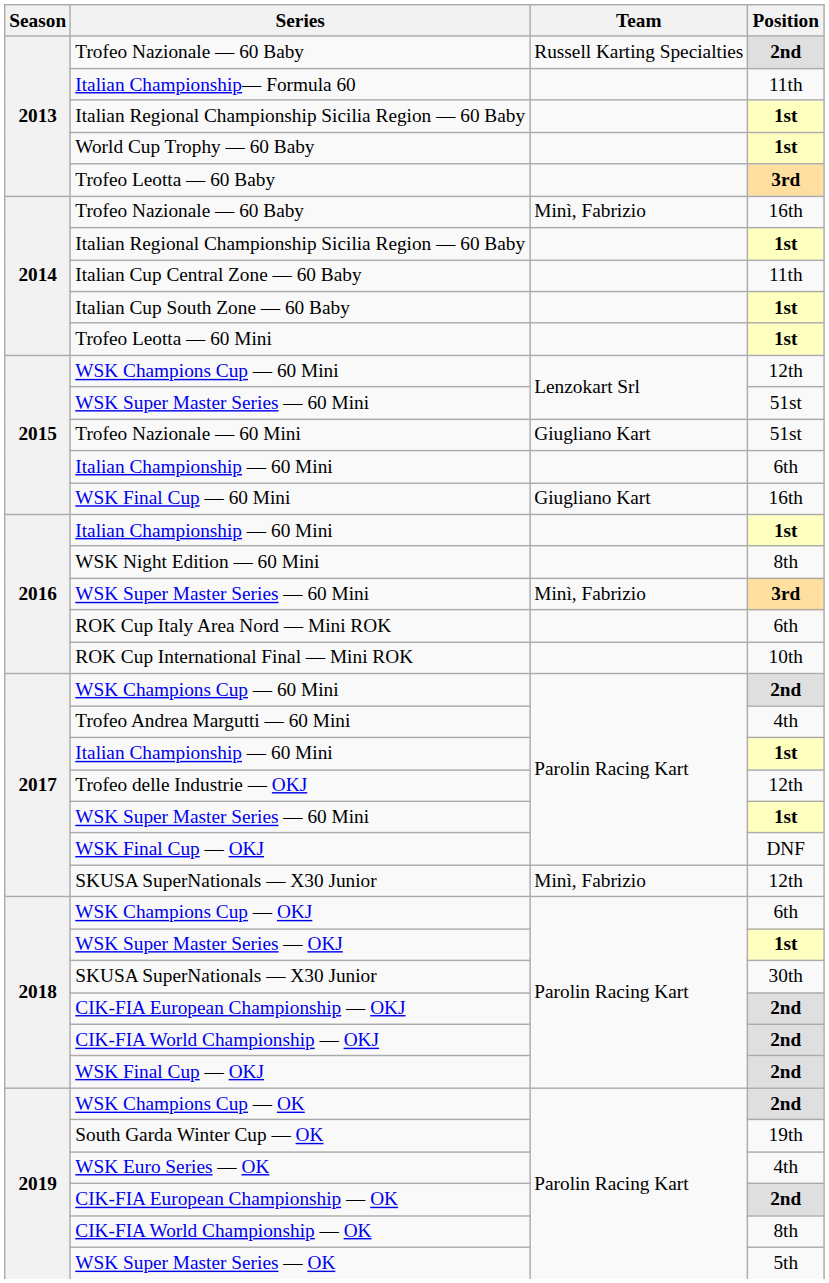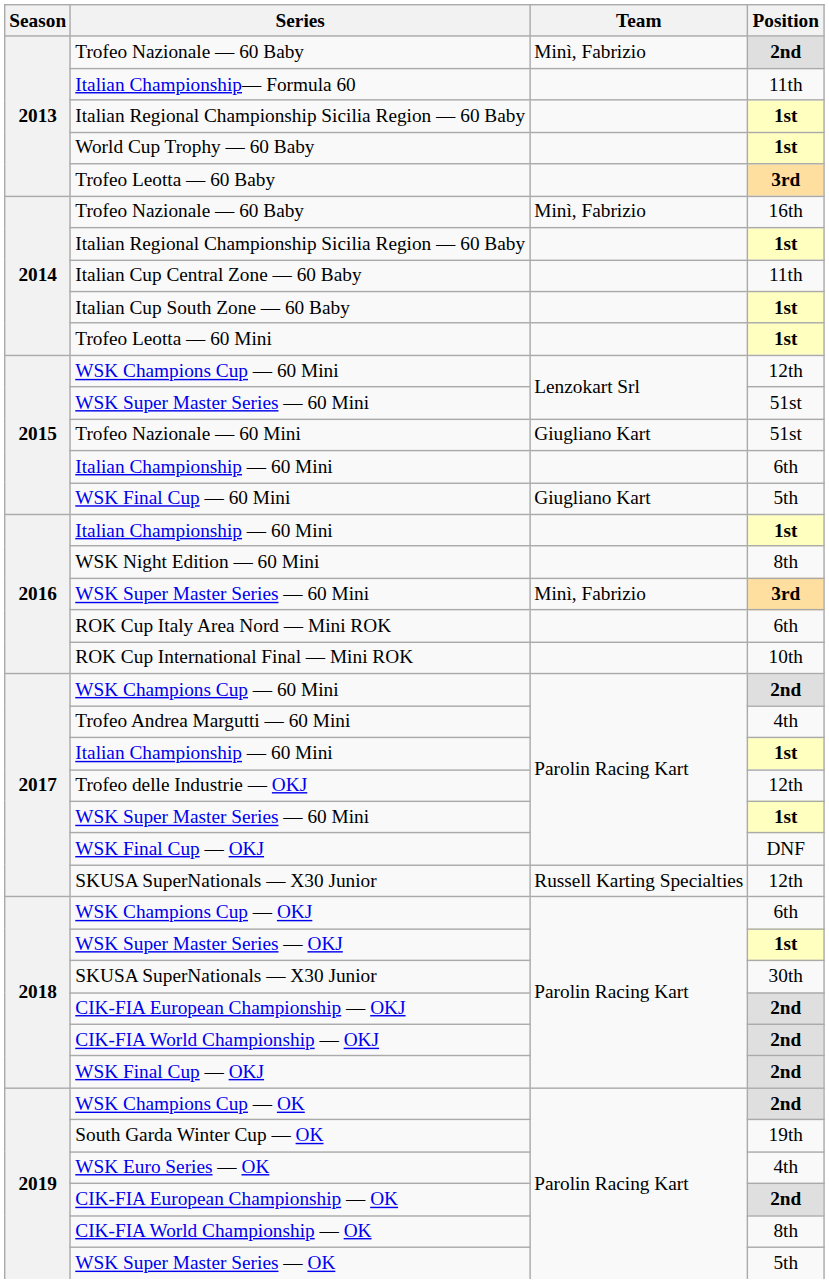(639, 51) Russell Karting Specialties -> (590, 51) Minì, Fabrizio
(786, 497) 16th -> (786, 497) 5th
(590, 880) Minì, Fabrizio -> (639, 880) Russell Karting Specialties
